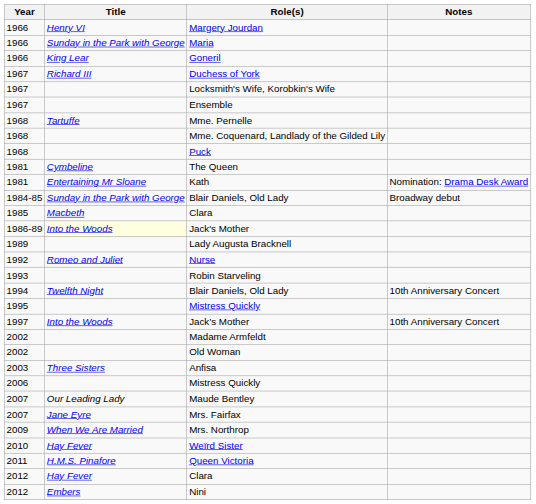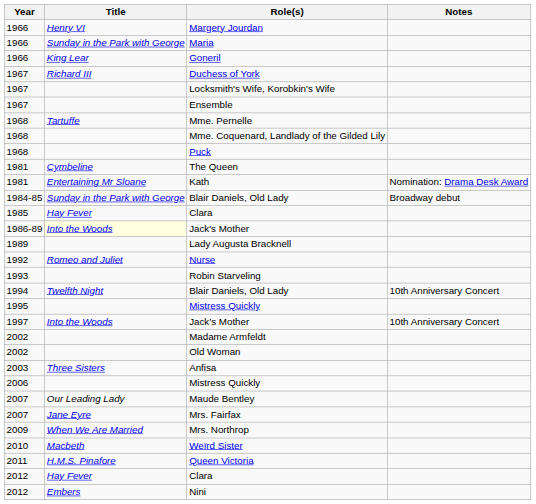(66, 213) Macbeth -> (69, 213) Hay Fever
(69, 445) Hay Fever -> (66, 445) Macbeth
